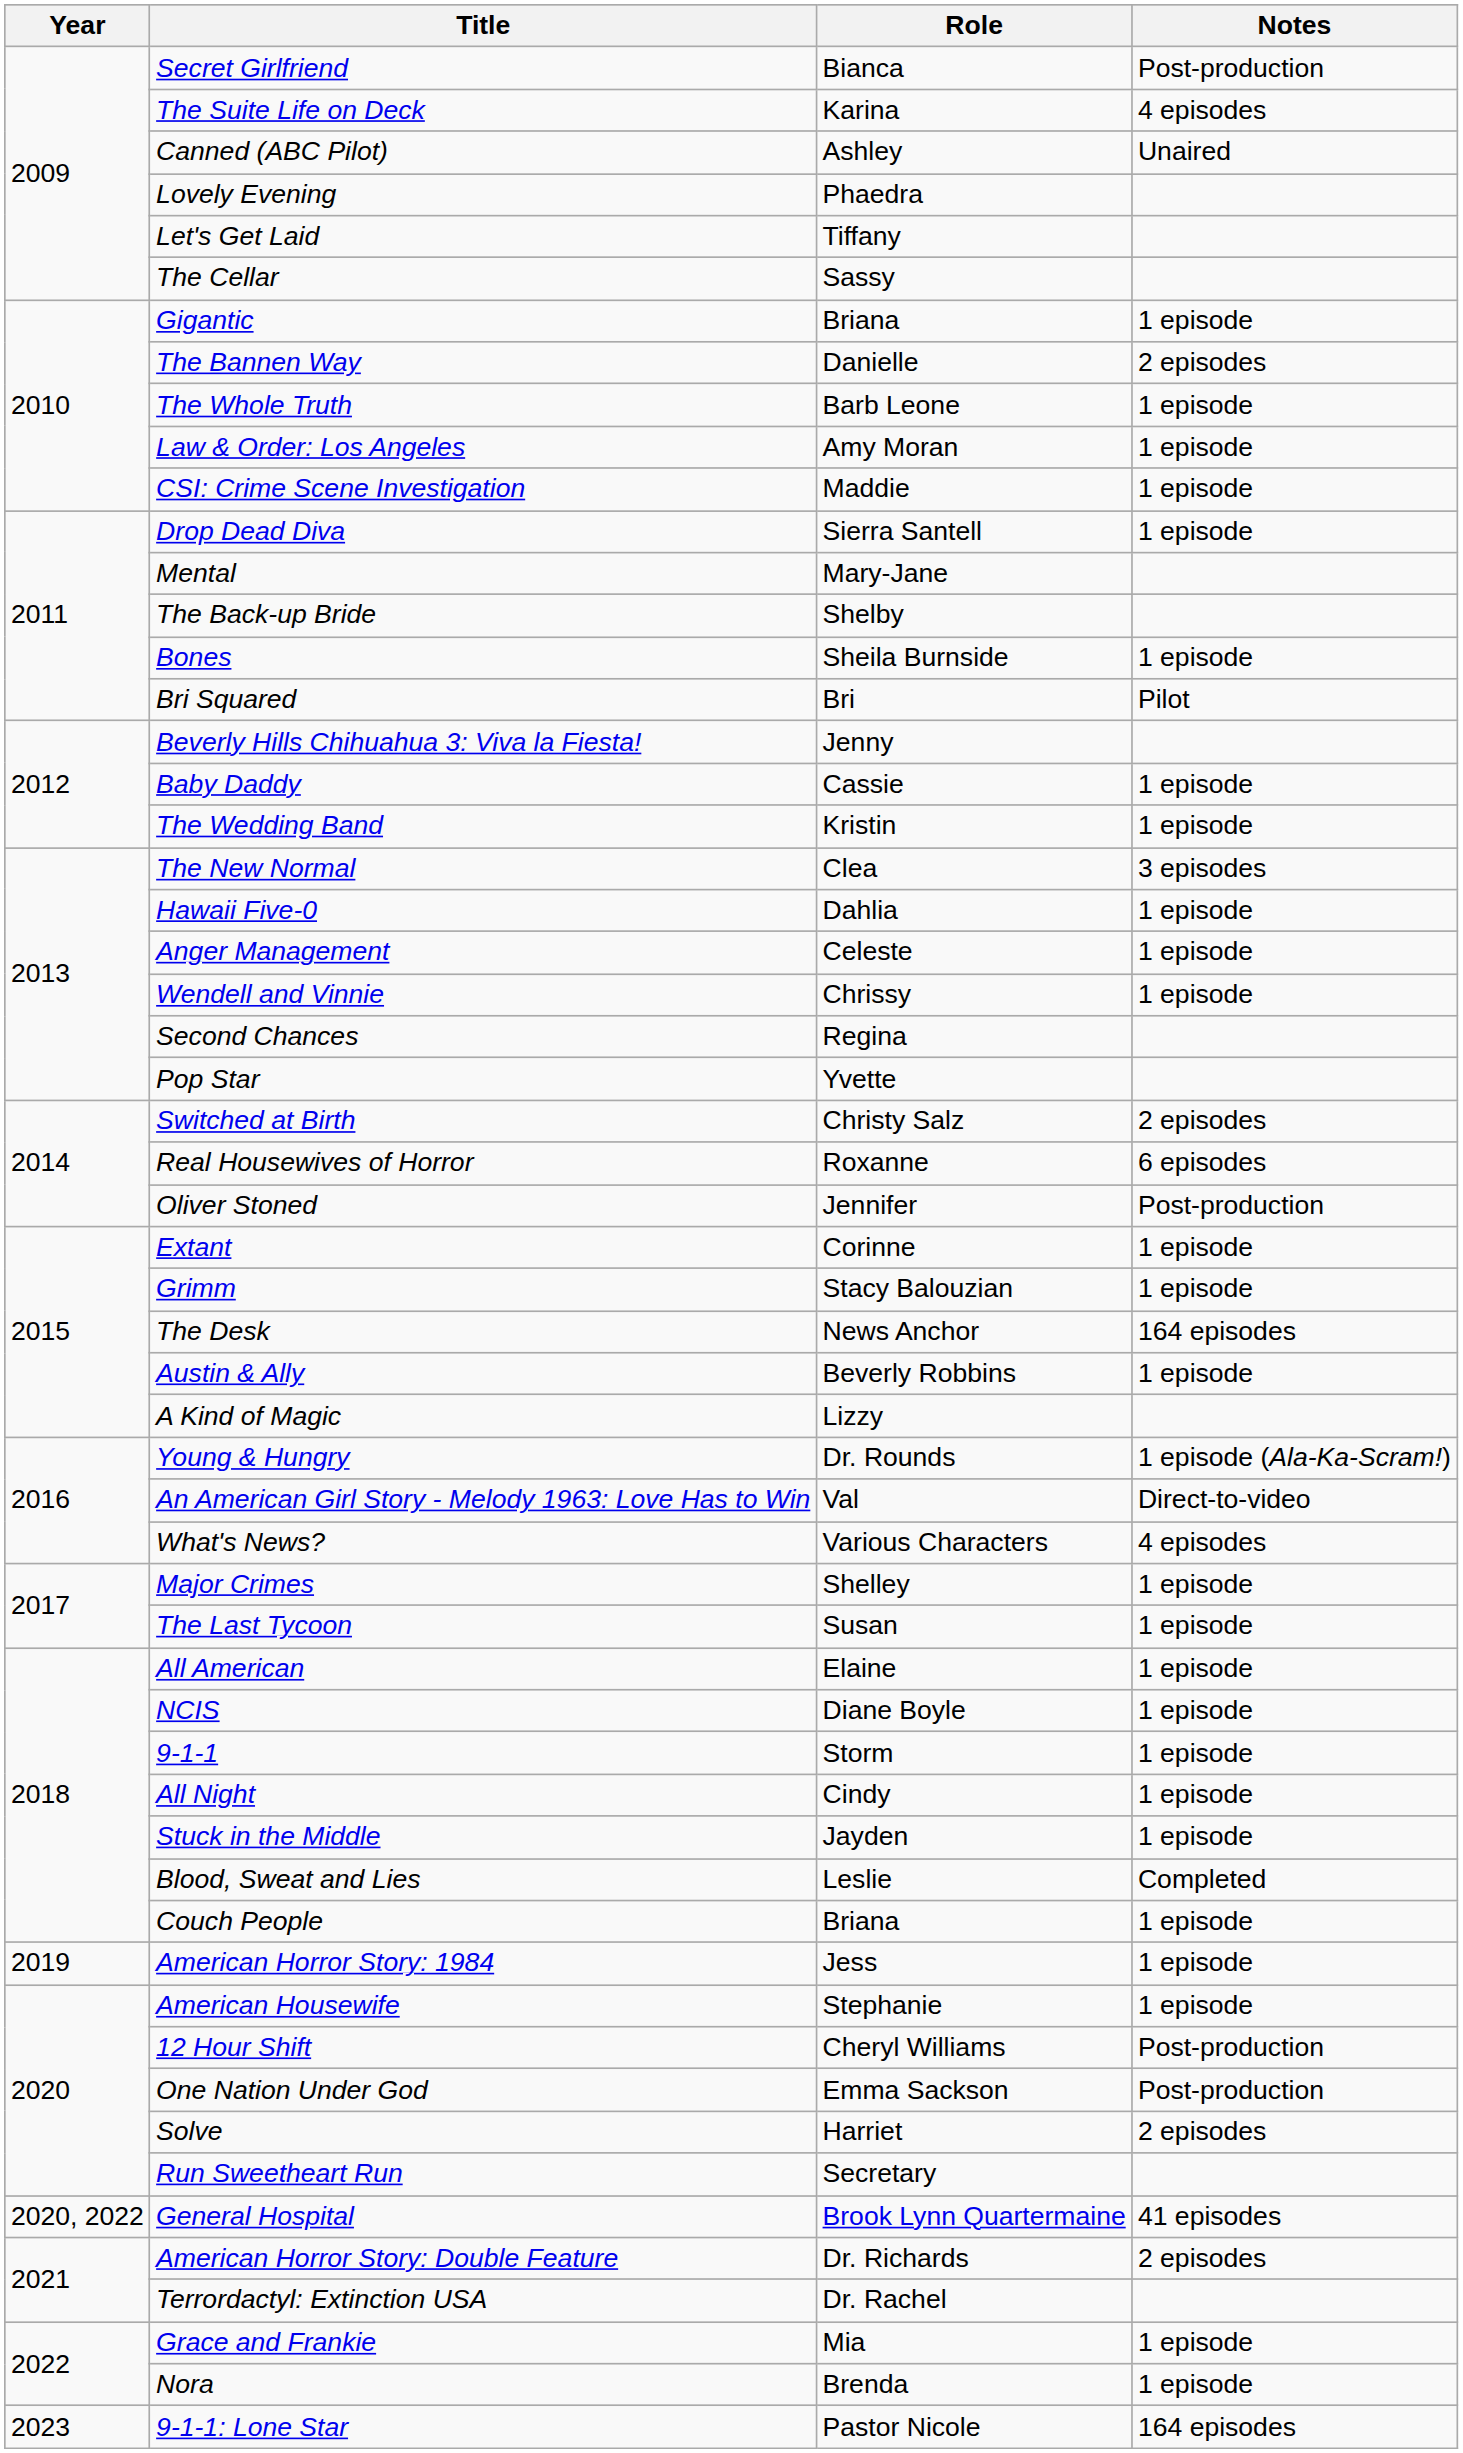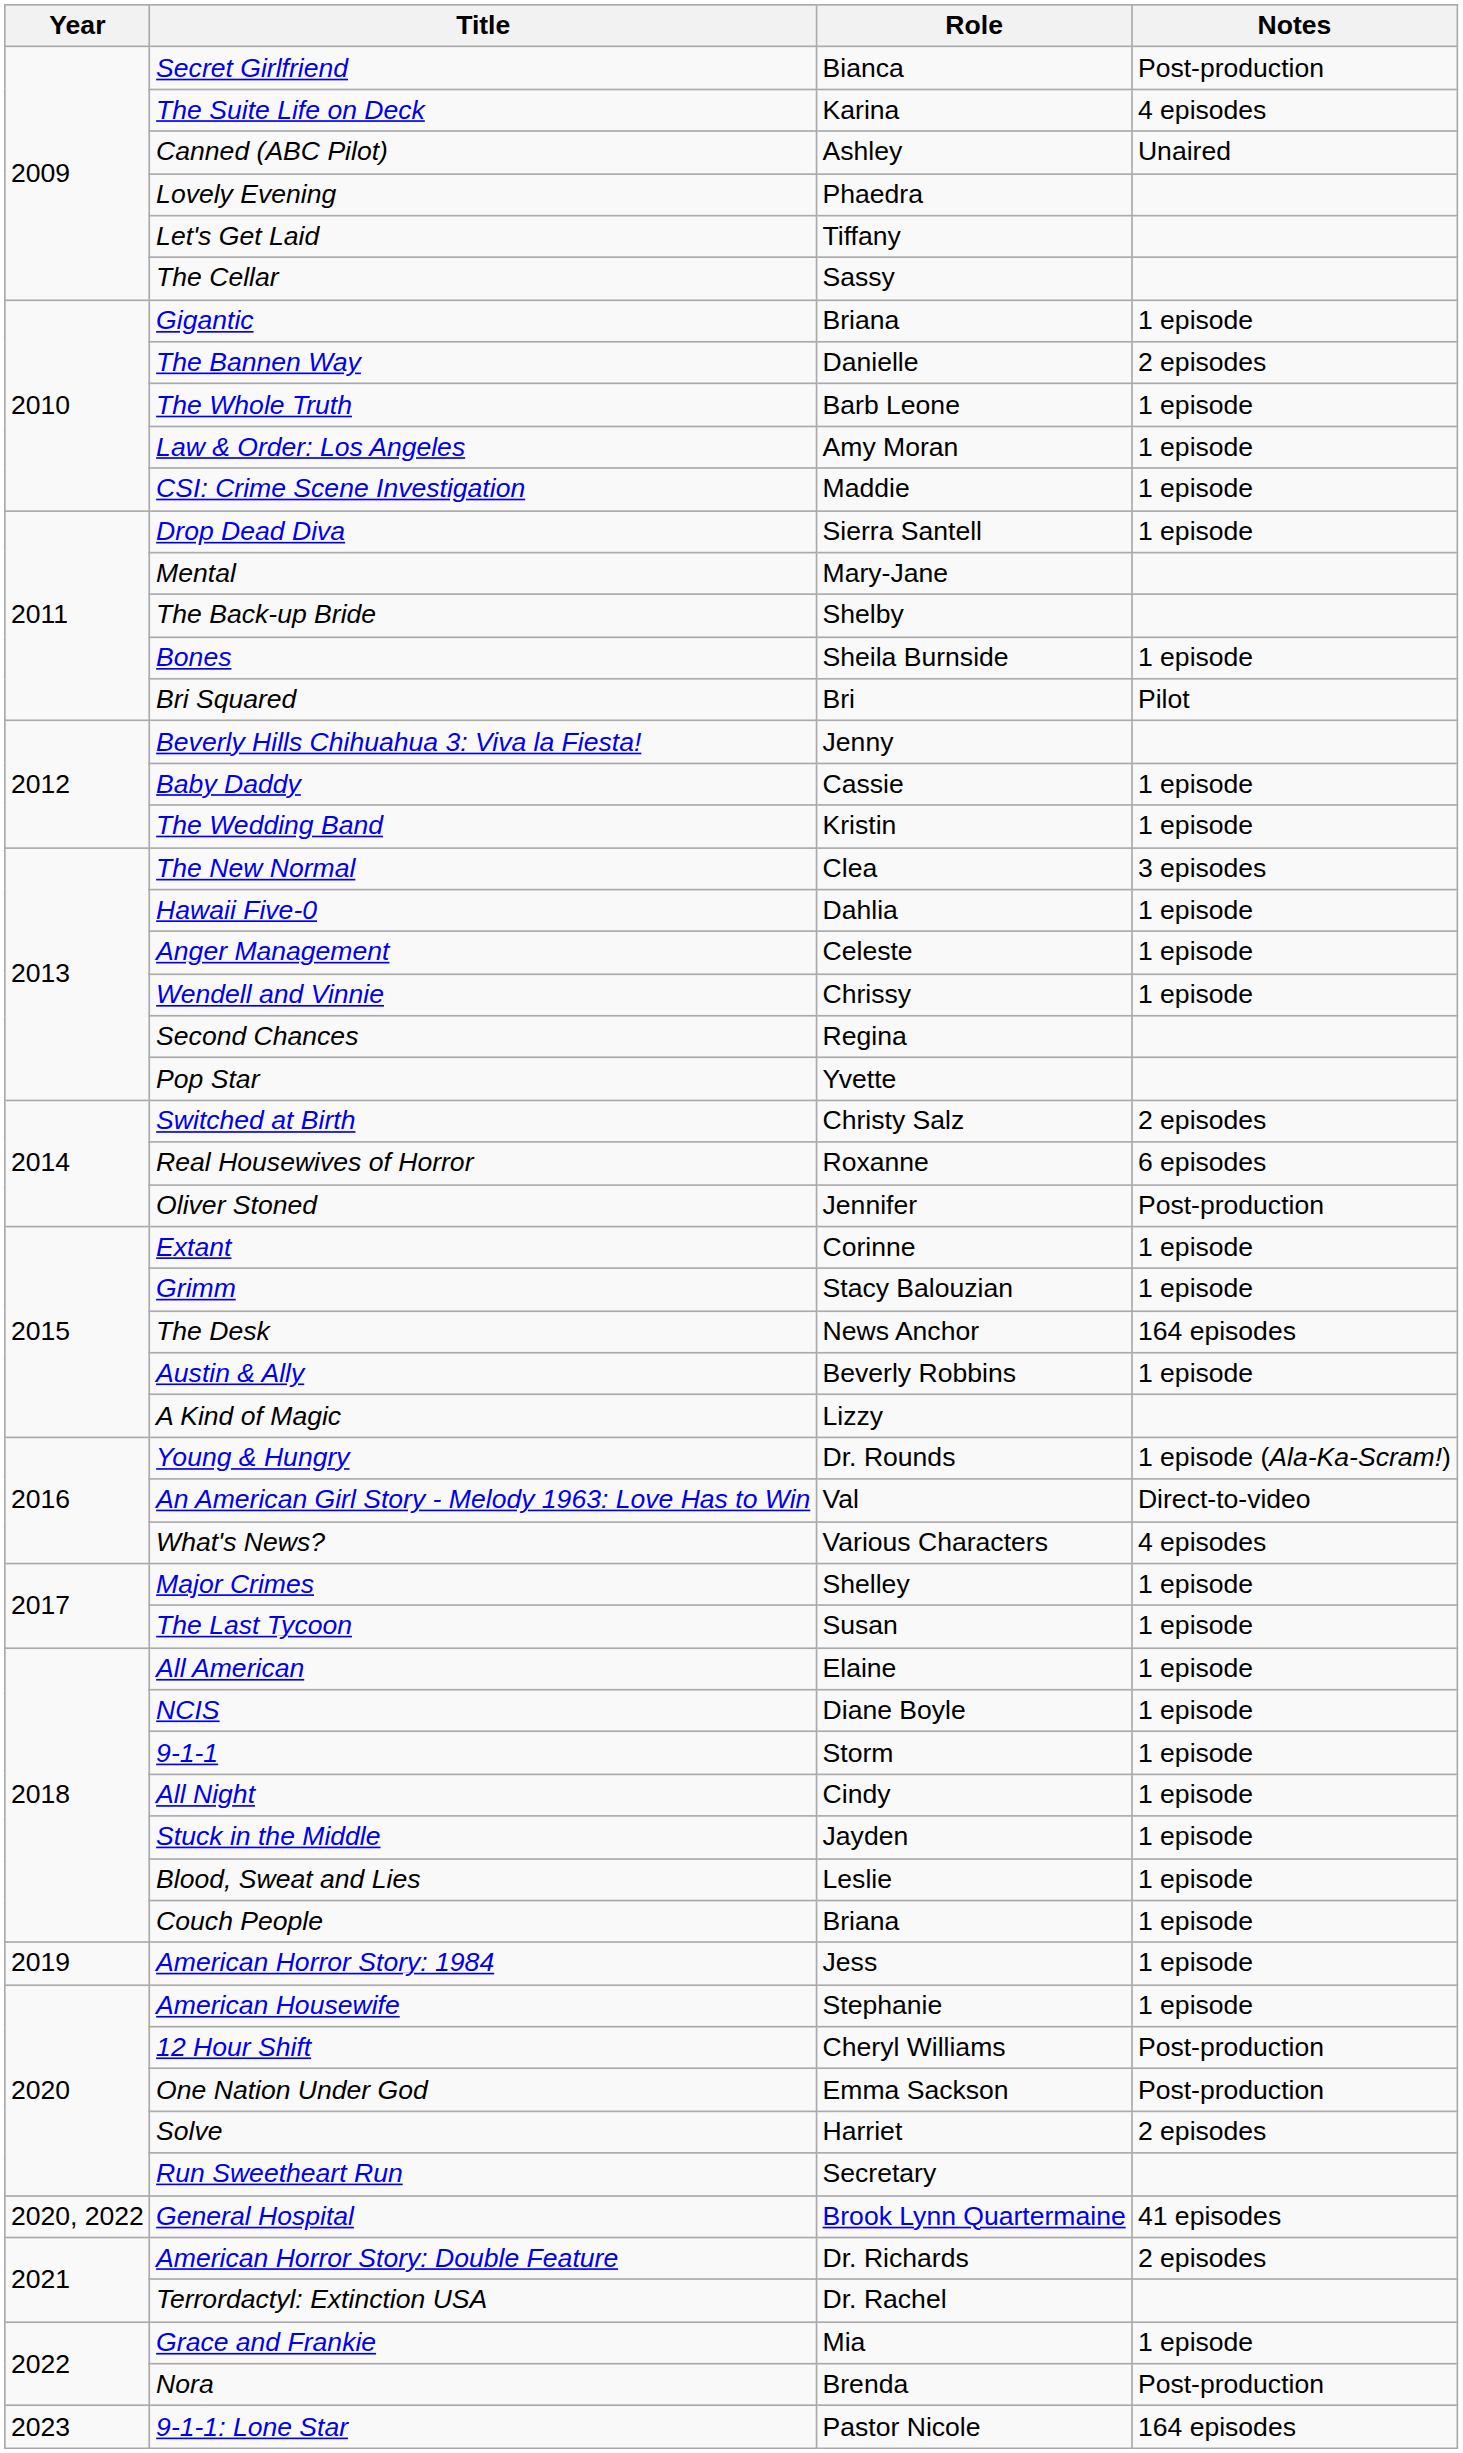(1202, 1878) Completed -> (1196, 1878) 1 episode
(1196, 2384) 1 episode -> (1231, 2384) Post-production
